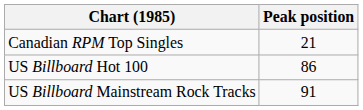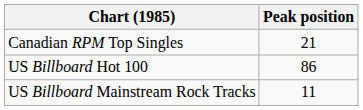(309, 92) 91 -> (309, 92) 11
